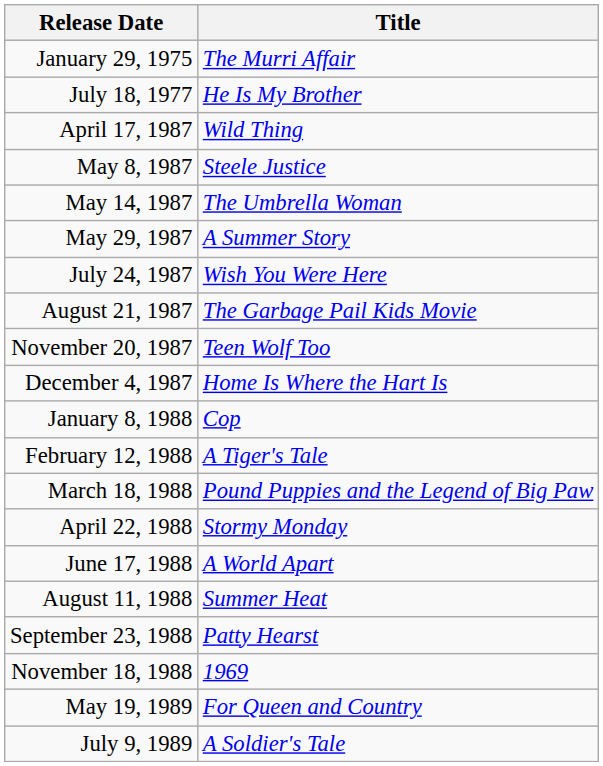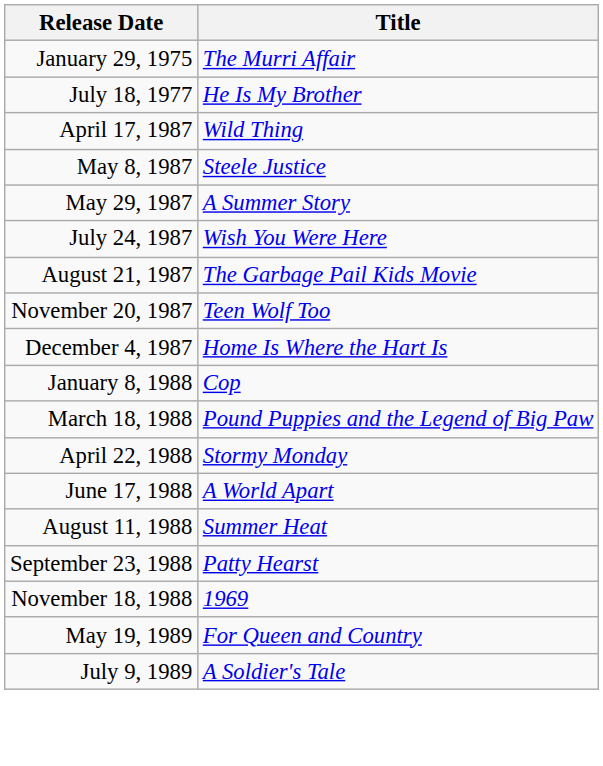- row: (129, 202)
- row: (109, 454)
